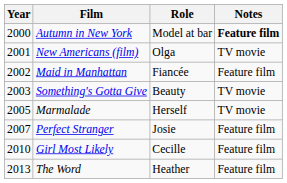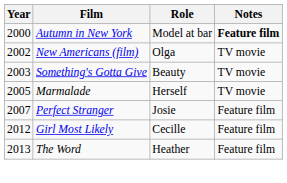(19, 52) 2001 -> (19, 52) 2002
- row: (81, 72)
(19, 149) 2010 -> (19, 130) 2012
